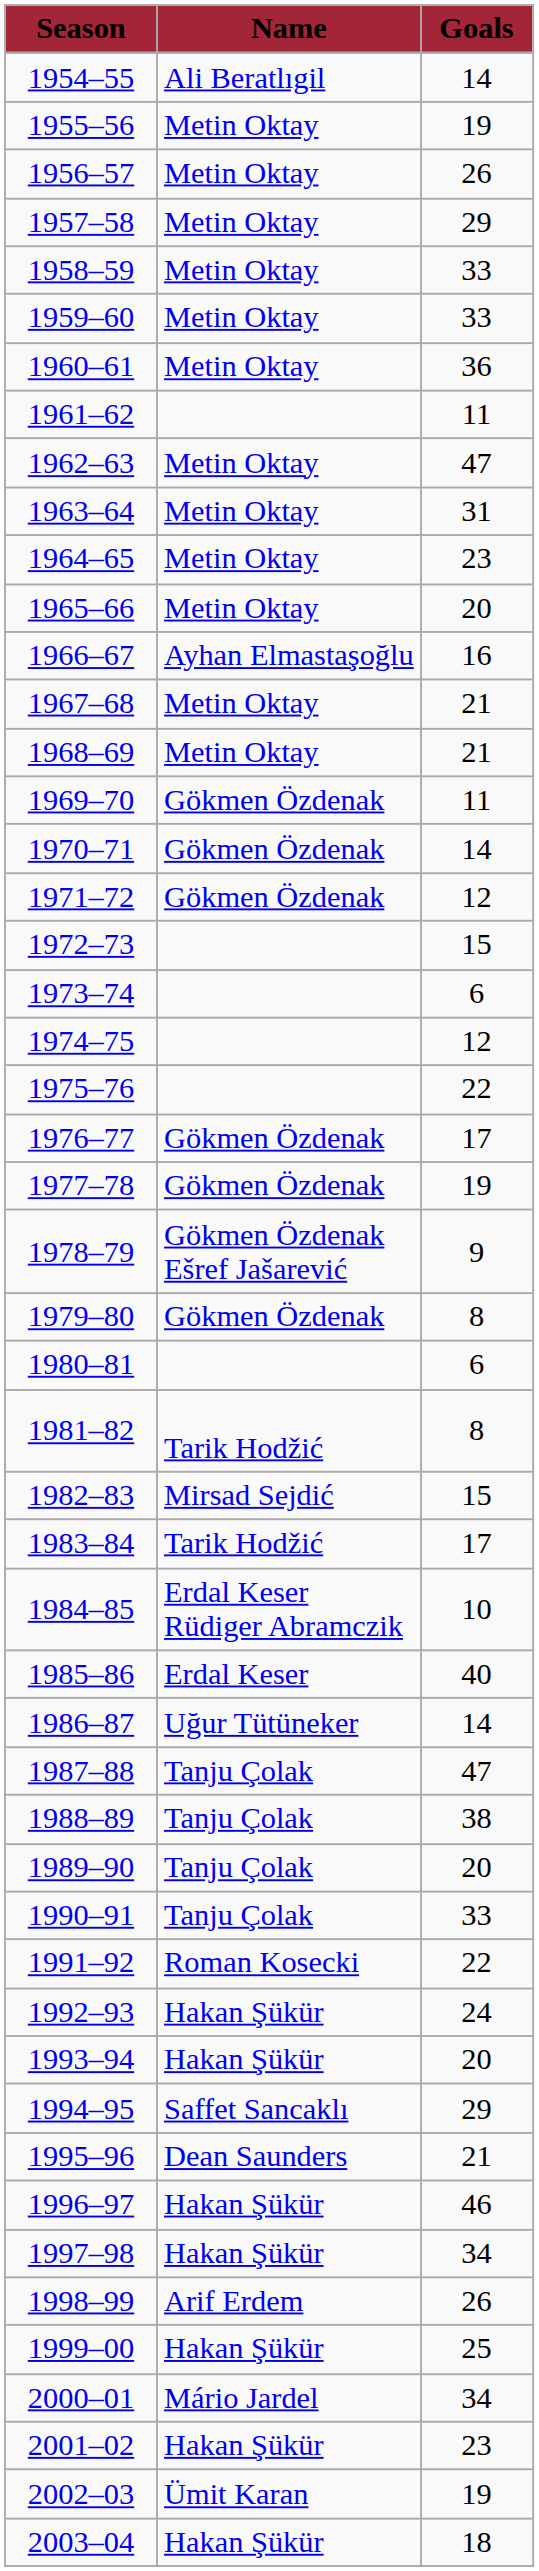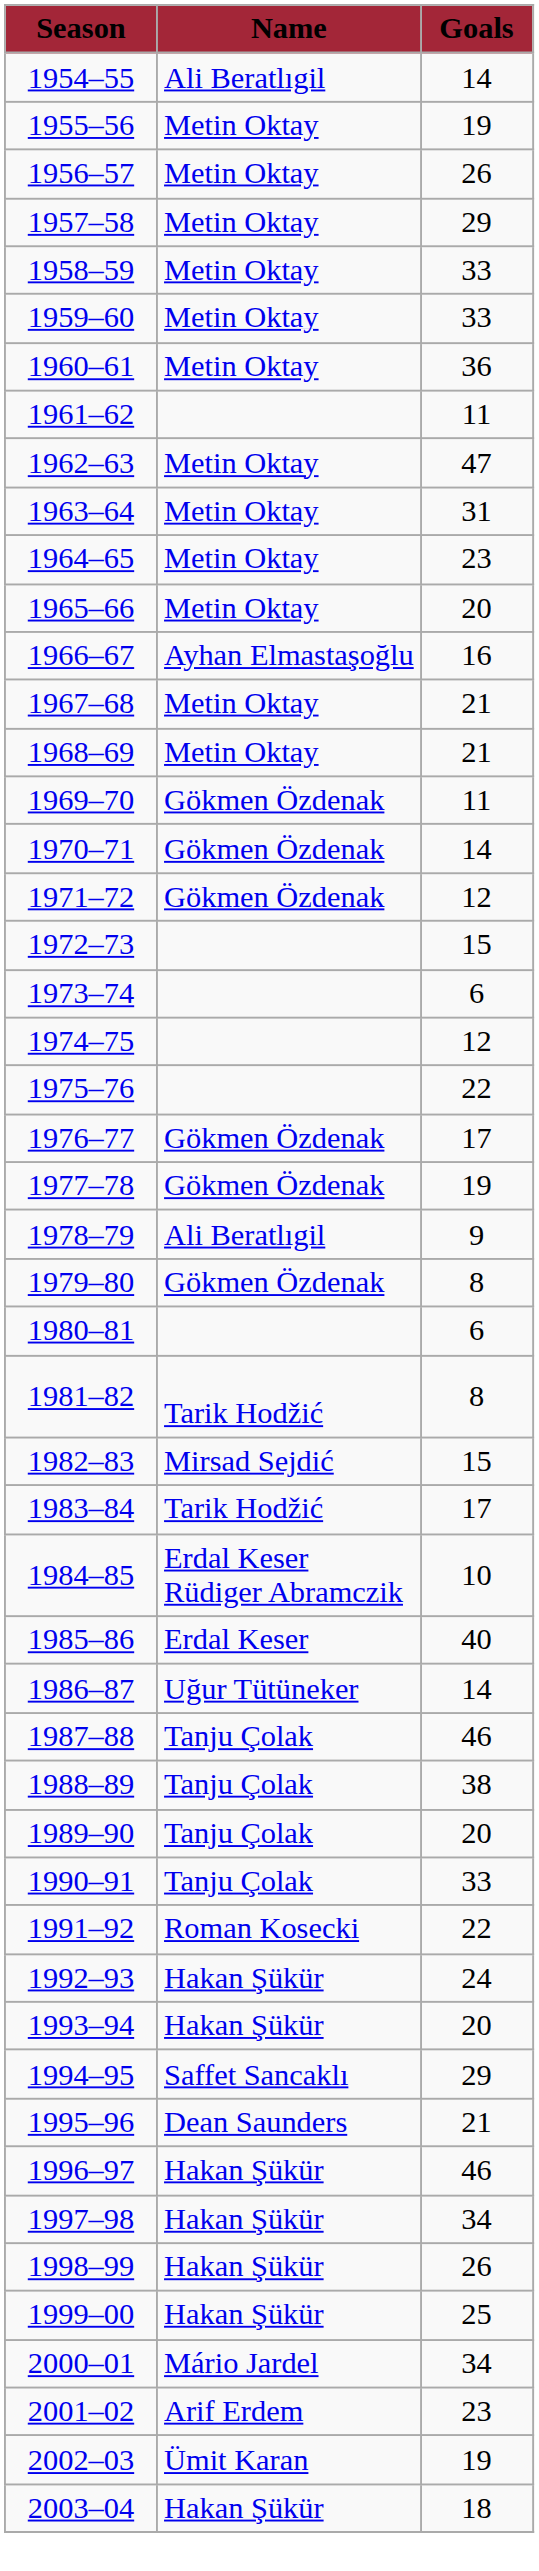(274, 1251) Gökmen Özdenak Ešref Jašarević -> (245, 1233) Ali Beratlıgil
(477, 1770) 47 -> (477, 1736) 46
(234, 2300) Arif Erdem -> (244, 2266) Hakan Şükür
(244, 2445) Hakan Şükür -> (234, 2411) Arif Erdem
